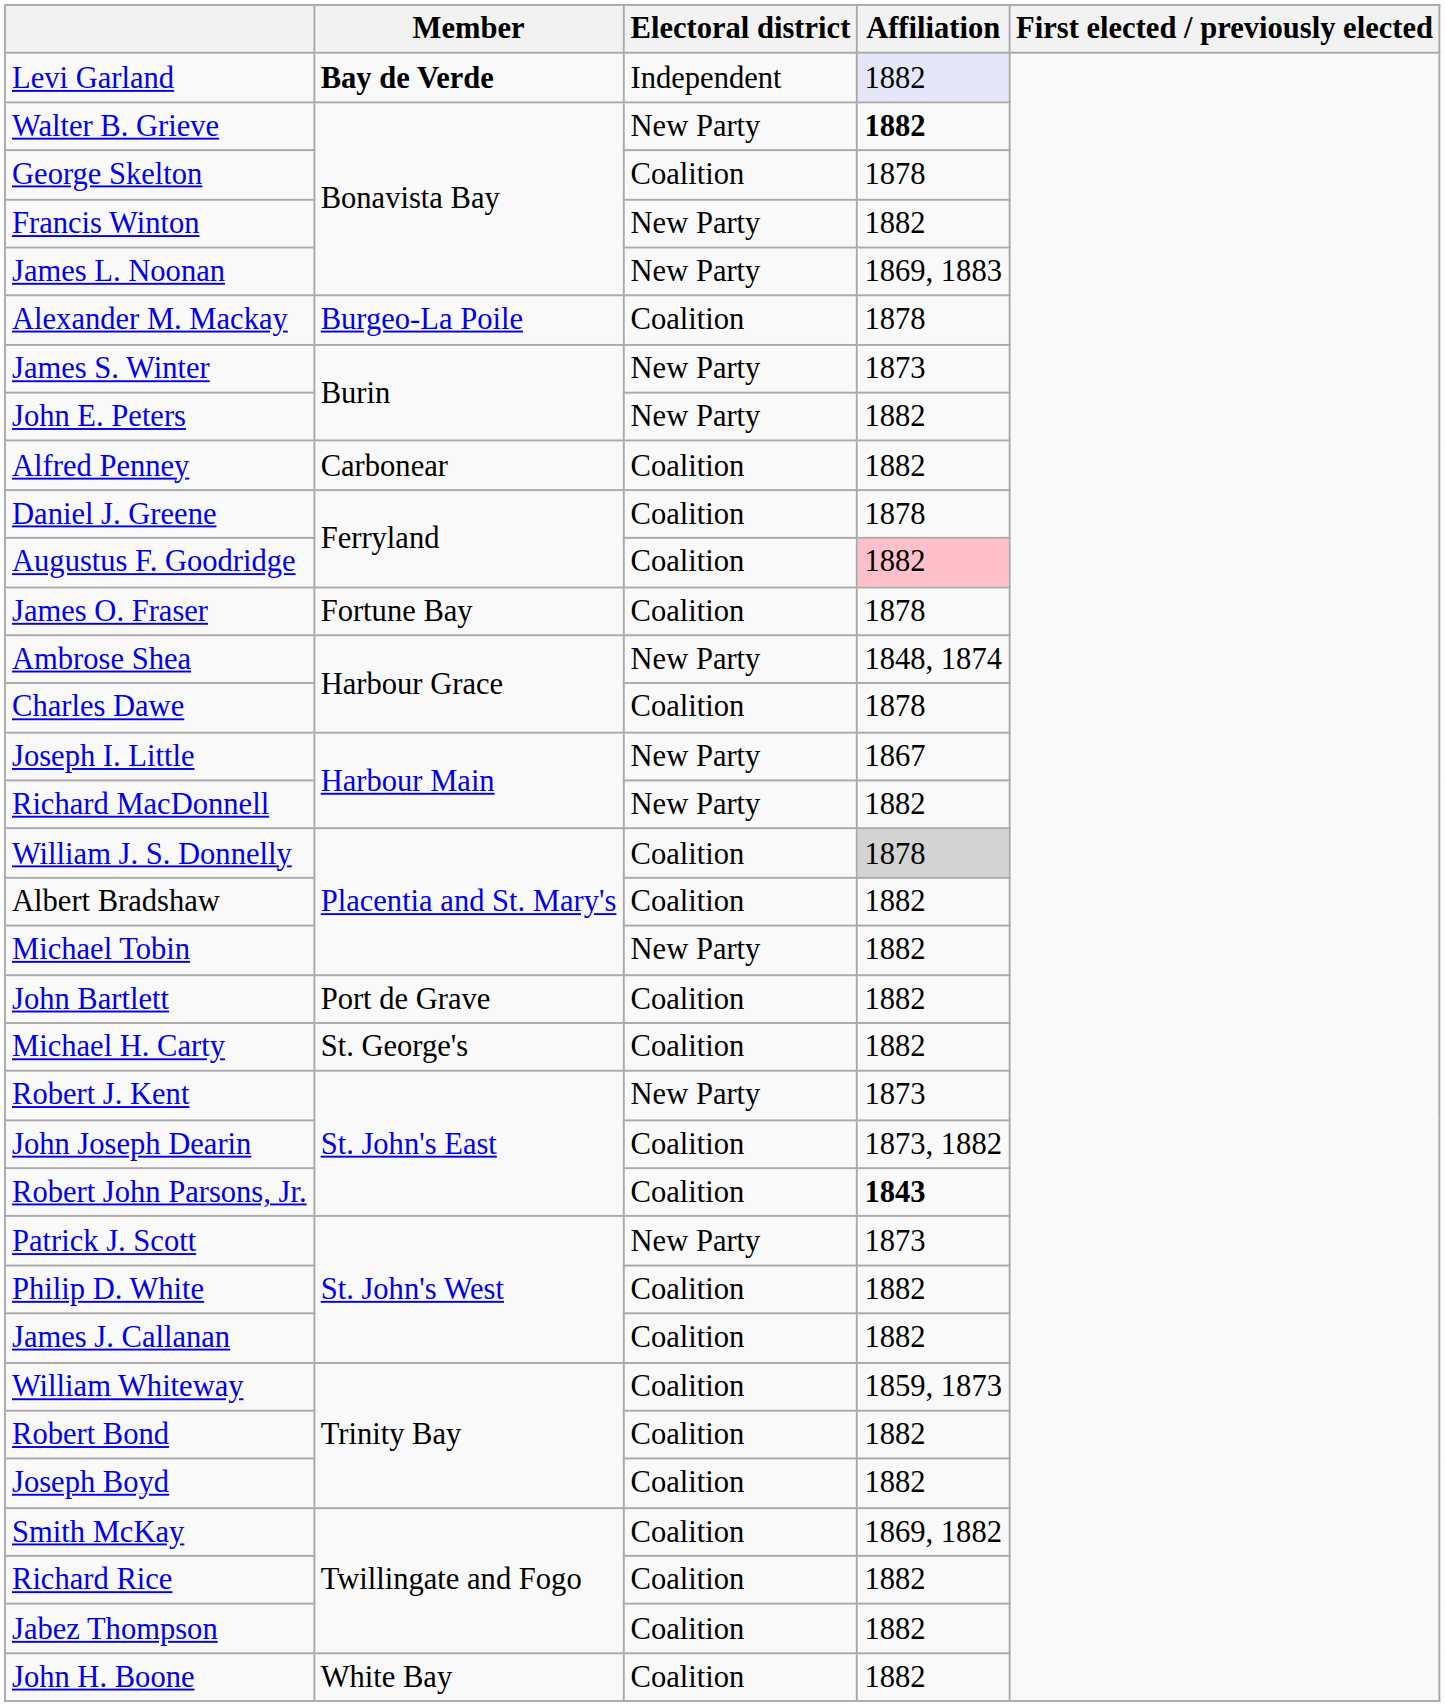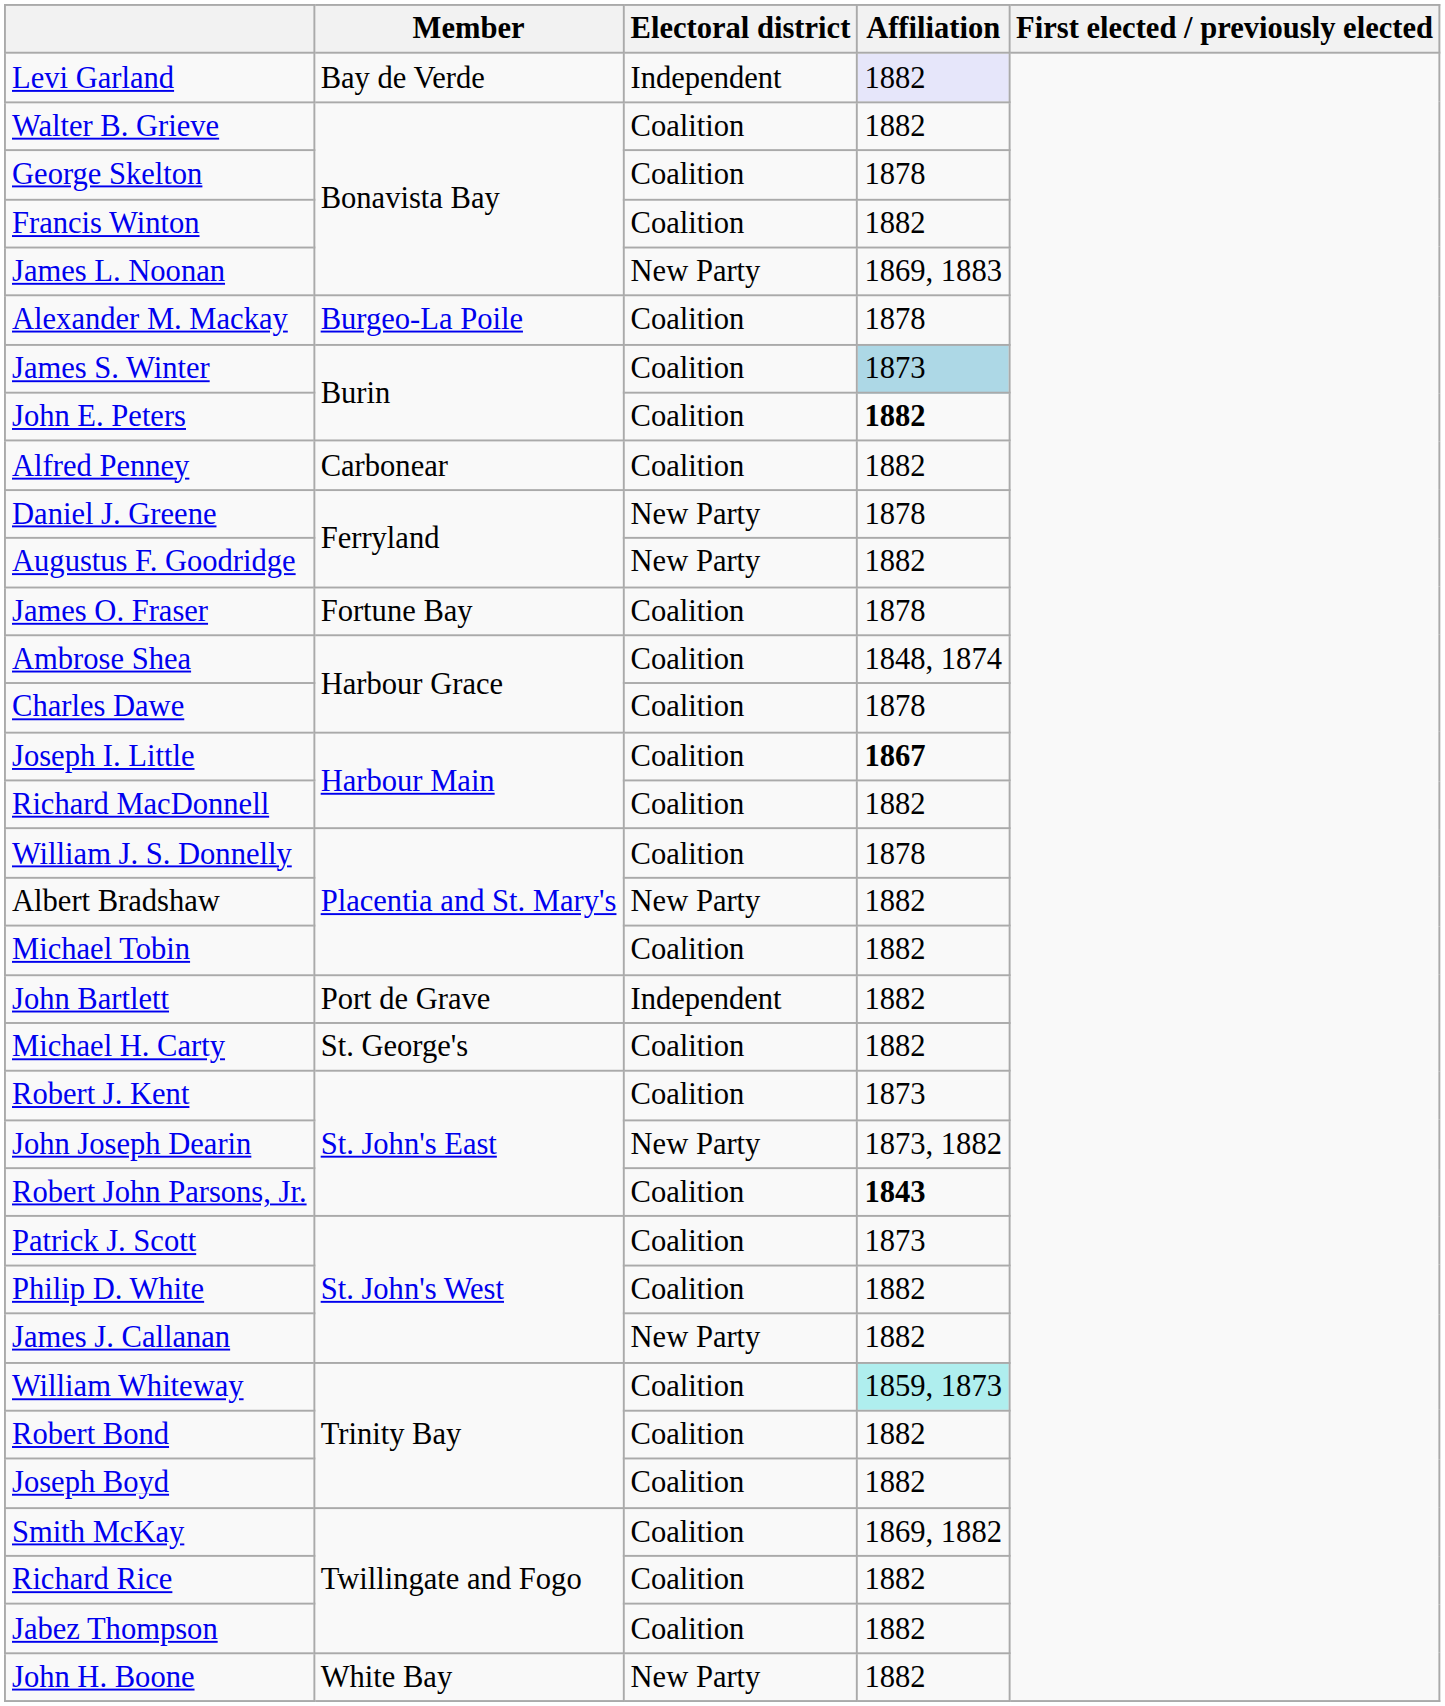(407, 77) bold -> (403, 77) normal
(695, 125) New Party -> (687, 125) Coalition
(895, 125) bold -> (895, 125) normal
(695, 222) New Party -> (687, 222) Coalition
(695, 367) New Party -> (687, 367) Coalition
(895, 367) no background -> (895, 367) lightblue background
(695, 416) New Party -> (687, 416) Coalition
(895, 416) normal -> (895, 416) bold
(687, 513) Coalition -> (695, 513) New Party
(687, 561) Coalition -> (695, 561) New Party
(895, 561) pink background -> (895, 561) no background
(695, 658) New Party -> (687, 658) Coalition
(695, 755) New Party -> (687, 755) Coalition
(895, 755) normal -> (895, 755) bold
(695, 804) New Party -> (687, 804) Coalition
(895, 852) lightgrey background -> (895, 852) no background
(687, 901) Coalition -> (695, 901) New Party
(695, 949) New Party -> (687, 949) Coalition
(687, 998) Coalition -> (706, 998) Independent
(695, 1094) New Party -> (687, 1094) Coalition
(687, 1143) Coalition -> (695, 1143) New Party
(695, 1240) New Party -> (687, 1240) Coalition
(687, 1337) Coalition -> (695, 1337) New Party
(933, 1385) no background -> (933, 1385) paleturquoise background
(687, 1676) Coalition -> (695, 1676) New Party
